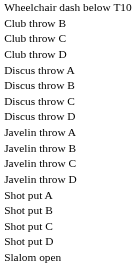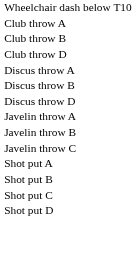+ row: (35, 23)
- row: (35, 38)
- row: (39, 101)
- row: (40, 179)
- row: (33, 257)
